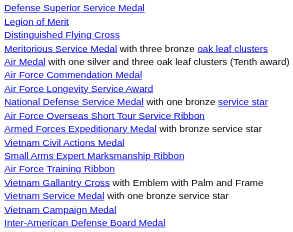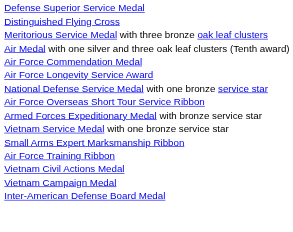- row: (37, 21)
rows swapped: (116, 196) <-> (64, 142)
- row: (134, 182)
